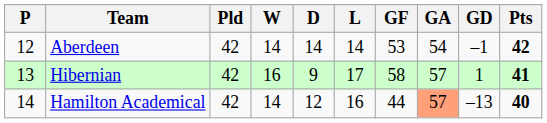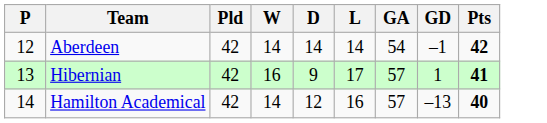- column: (396, 18)
(438, 103) lightsalmon background -> (396, 103) no background
